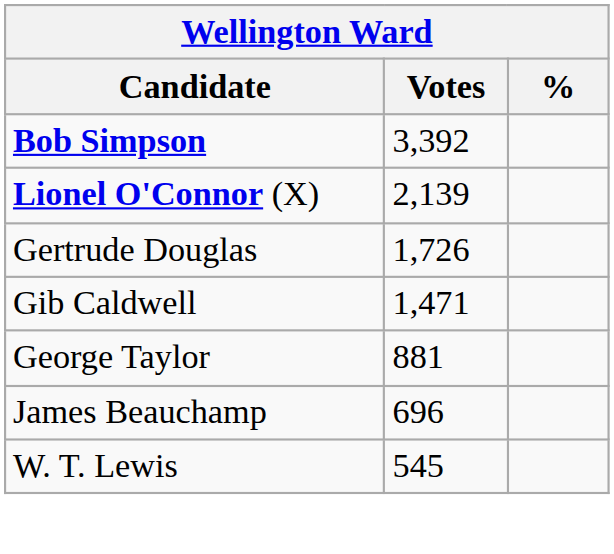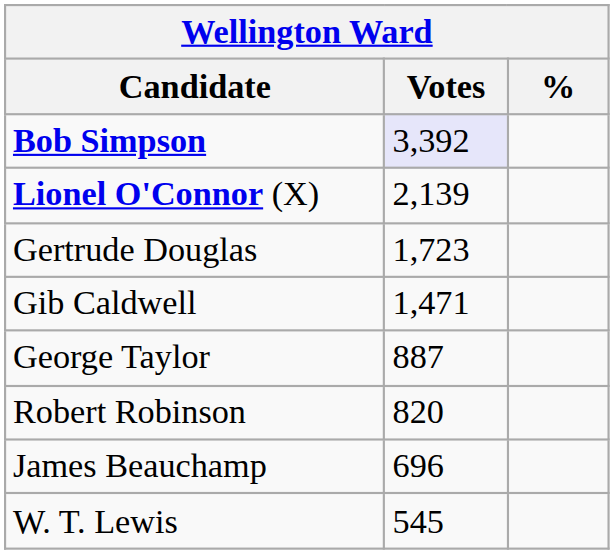(431, 140) no background -> (431, 140) lavender background
(431, 248) 1,726 -> (431, 248) 1,723
(418, 357) 881 -> (418, 357) 887
+ row: (129, 411)
